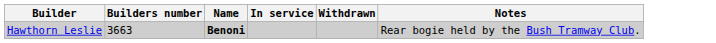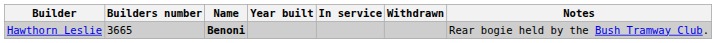+ column: (282, 13)
(120, 30) 3663 -> (120, 30) 3665
